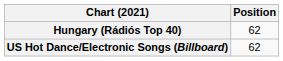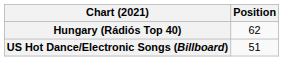(255, 47) 62 -> (255, 47) 51
